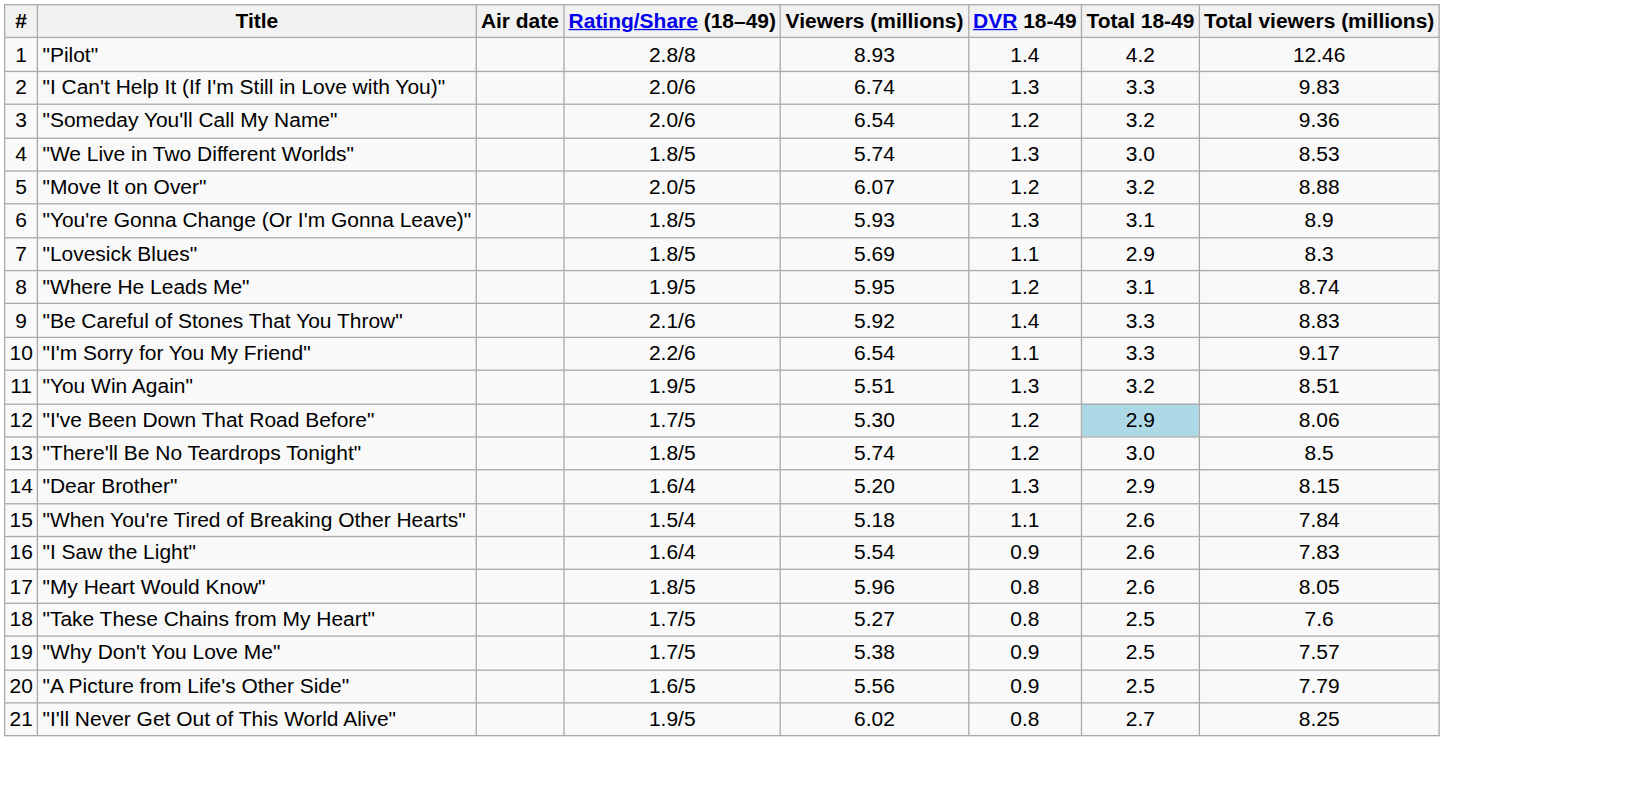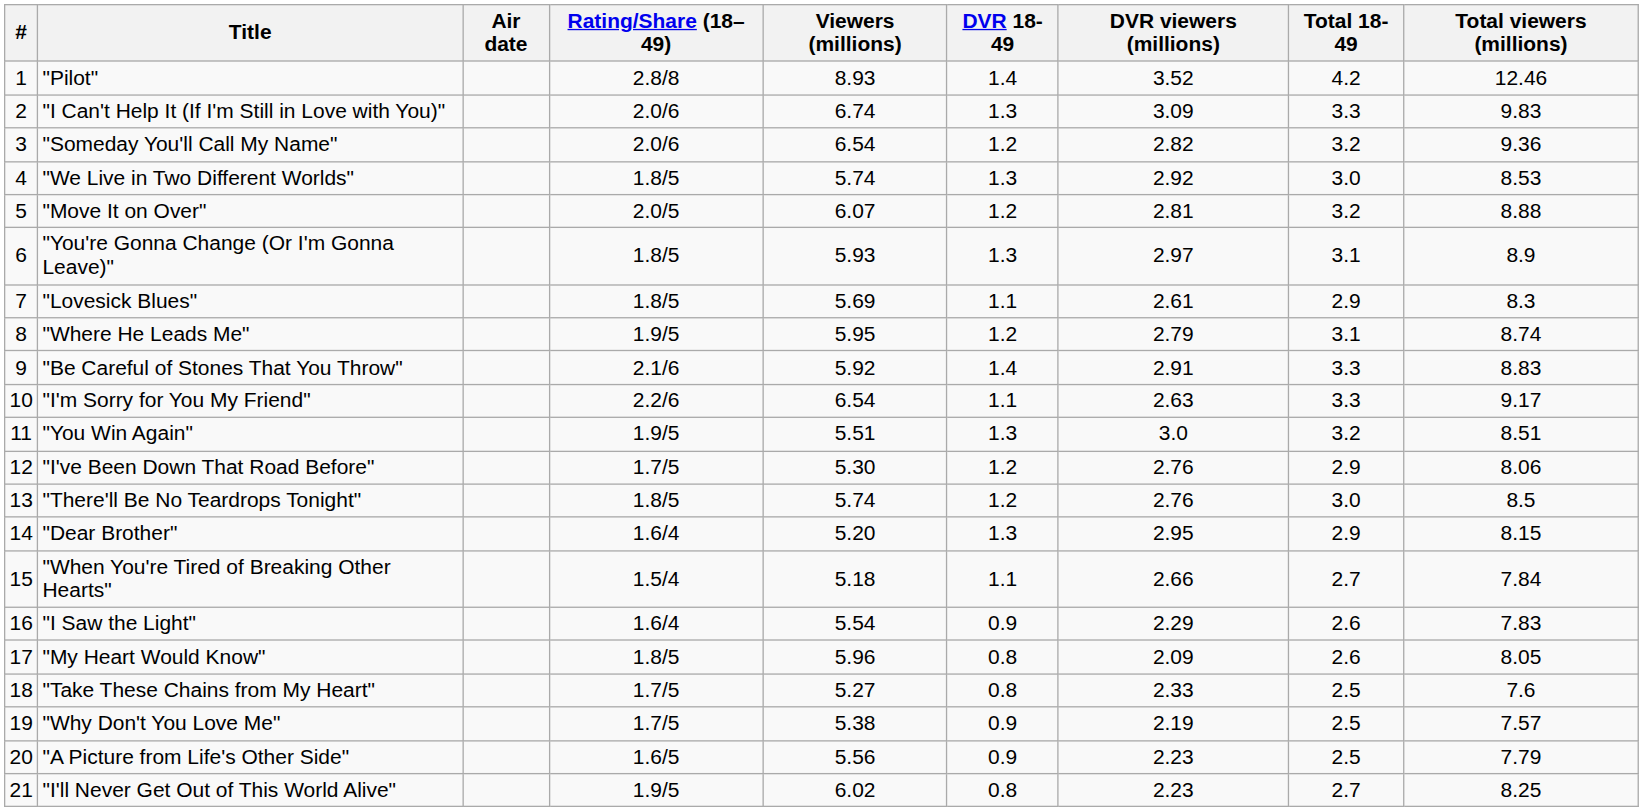+ column: (1173, 32)
(1140, 420) lightblue background -> (1346, 467) no background
(1140, 519) 2.6 -> (1346, 578) 2.7
